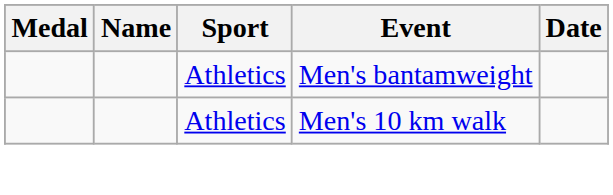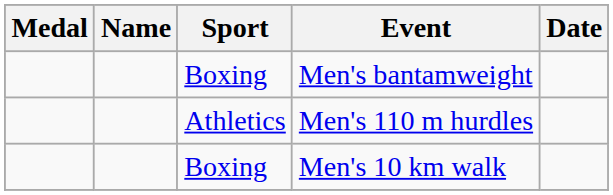(235, 74) Athletics -> (226, 74) Boxing
+ row: (416, 120)
(235, 120) Athletics -> (226, 166) Boxing
